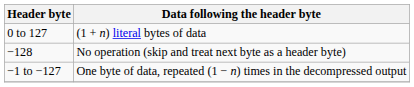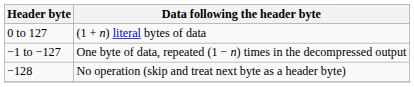rows swapped: (34, 71) <-> (20, 52)
